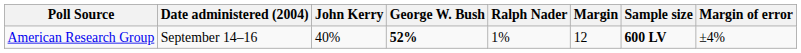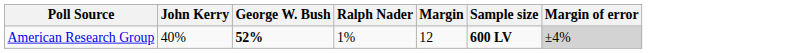- column: (235, 15)
(712, 37) no background -> (558, 37) lightgrey background
